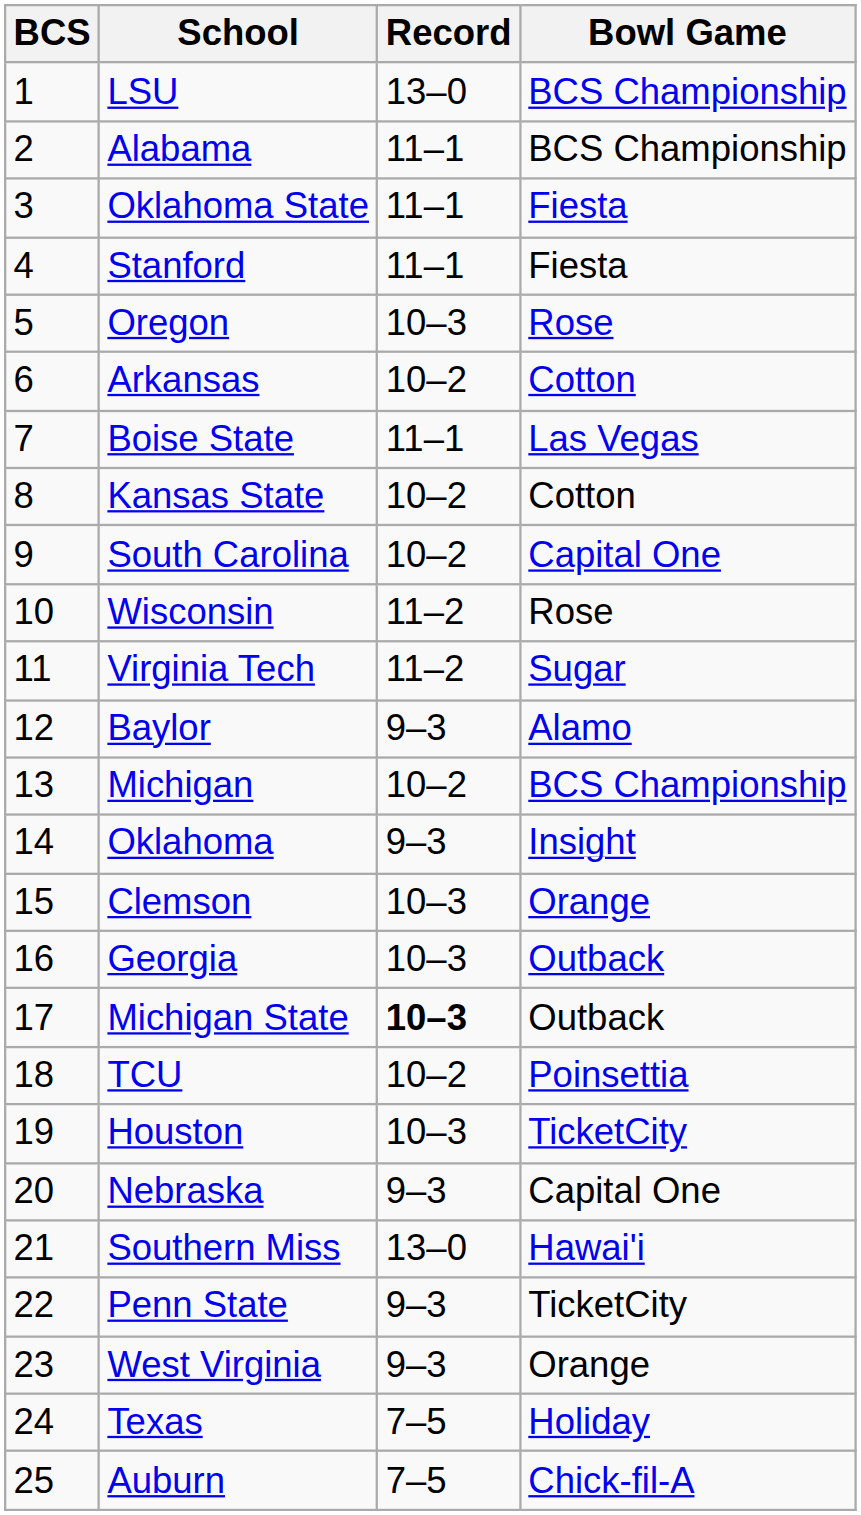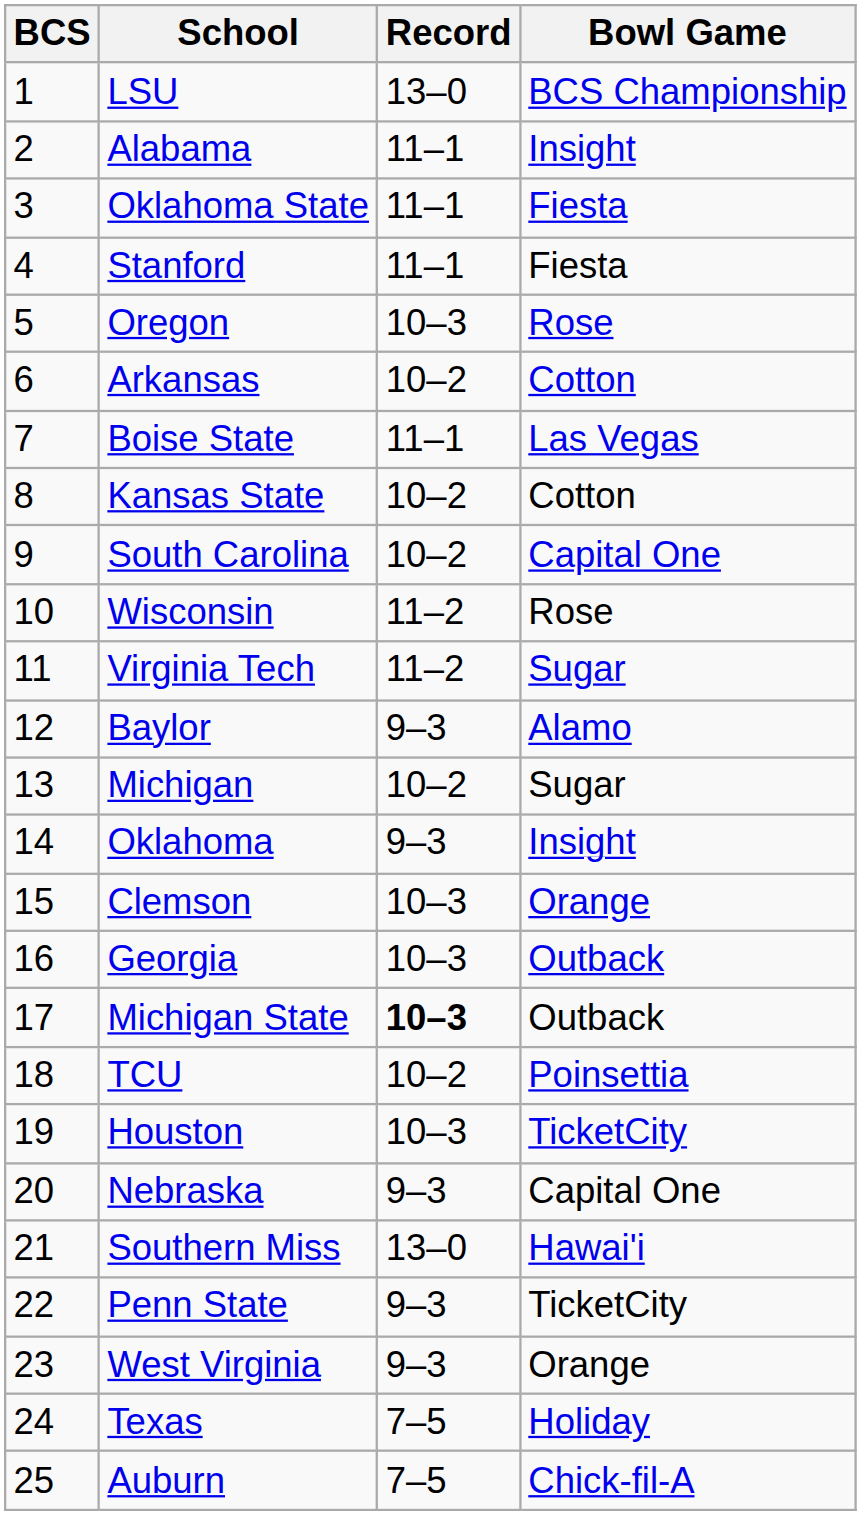(687, 149) BCS Championship -> (582, 149) Insight
(687, 785) BCS Championship -> (577, 785) Sugar
